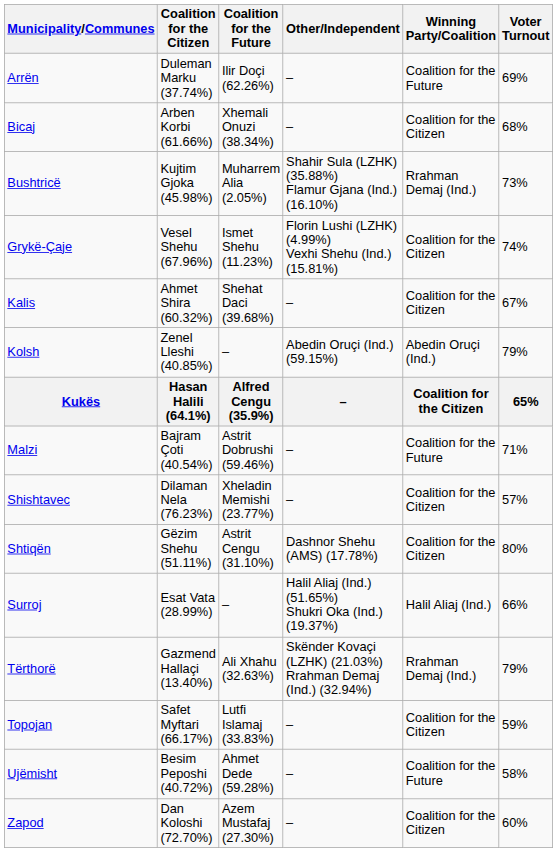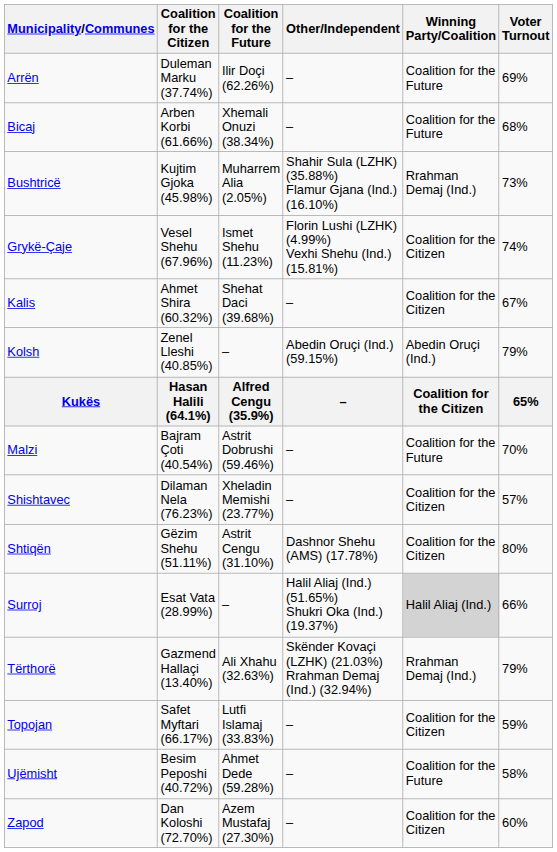(451, 127) Coalition for the Citizen -> (451, 127) Coalition for the Future
(515, 450) 71% -> (515, 450) 70%
(448, 605) no background -> (448, 605) lightgrey background
